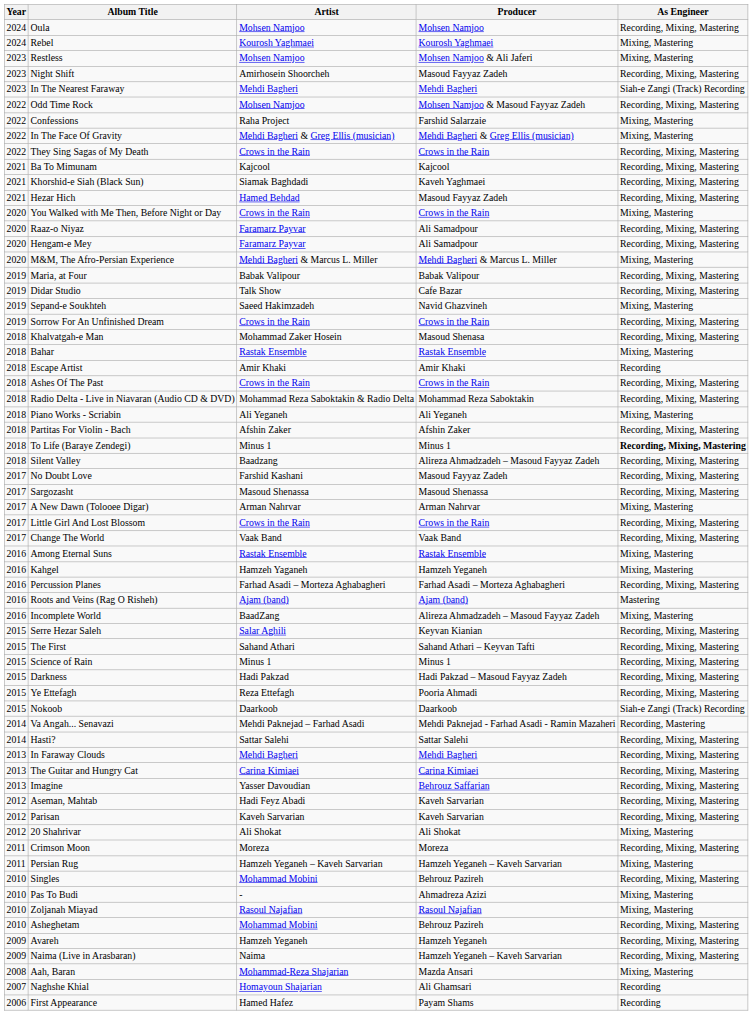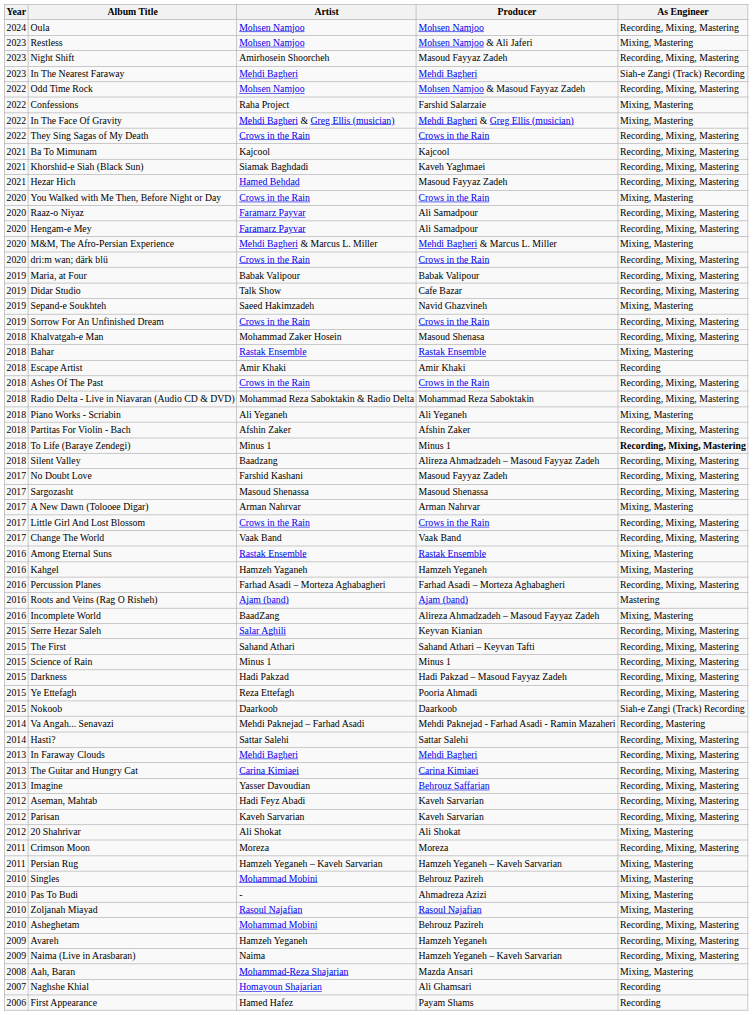- row: (42, 43)
+ row: (69, 259)
(679, 879) Recording, Mixing, Mastering -> (657, 879) Mixing, Mastering
